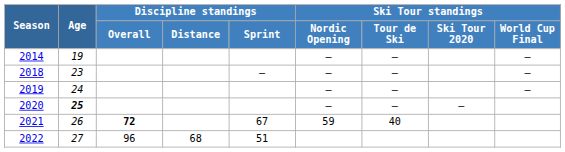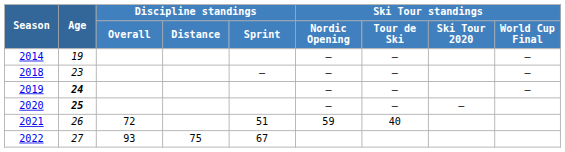(77, 90) normal -> (77, 90) bold
(129, 123) bold -> (129, 123) normal
(262, 123) 67 -> (262, 123) 51
(129, 139) 96 -> (129, 139) 93
(196, 139) 68 -> (196, 139) 75
(262, 139) 51 -> (262, 139) 67
